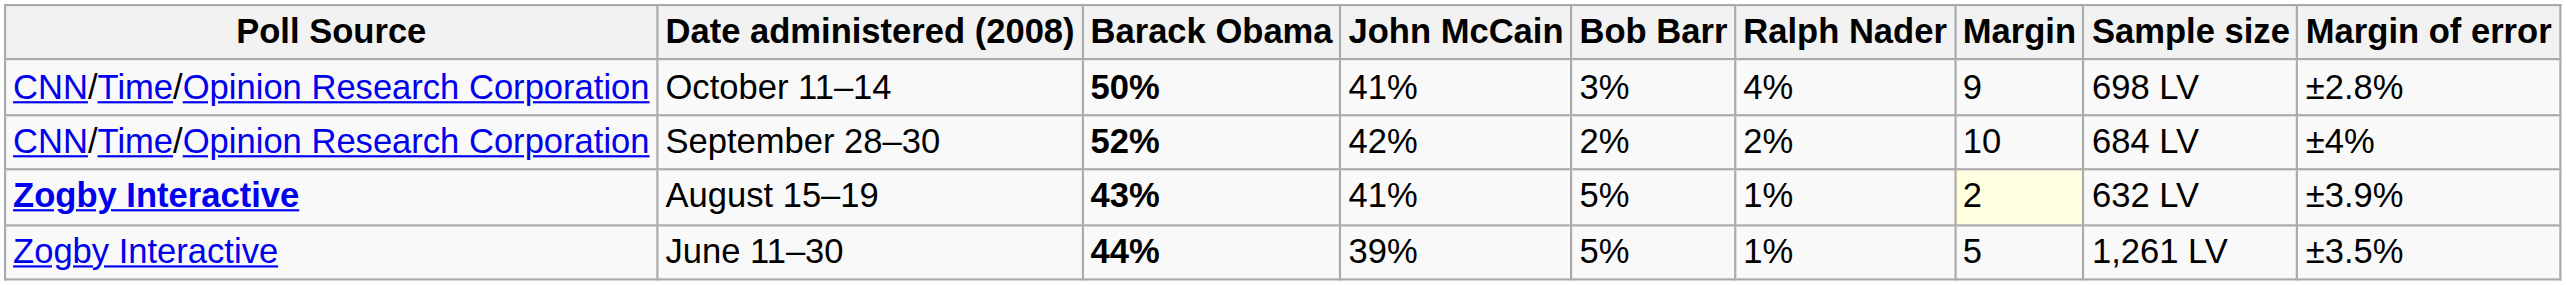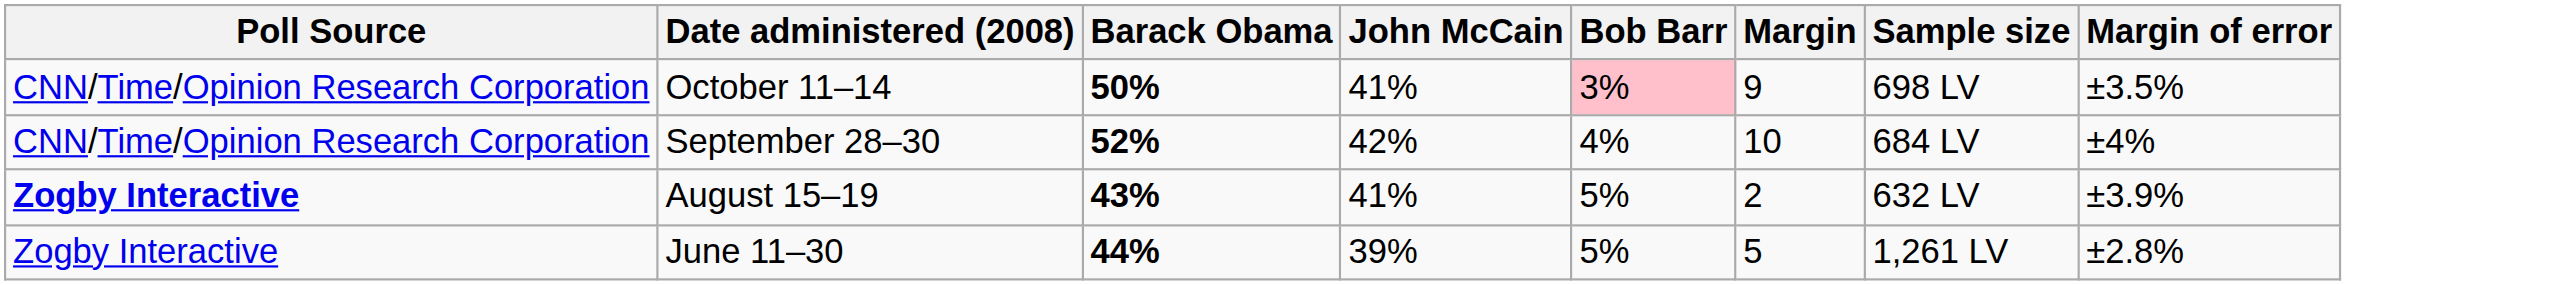- column: (1845, 31)
(1604, 86) no background -> (1604, 86) pink background
(2355, 86) ±2.8% -> (2135, 86) ±3.5%
(1604, 141) 2% -> (1604, 141) 4%
(1972, 196) lightyellow background -> (1753, 196) no background
(2355, 251) ±3.5% -> (2135, 251) ±2.8%
